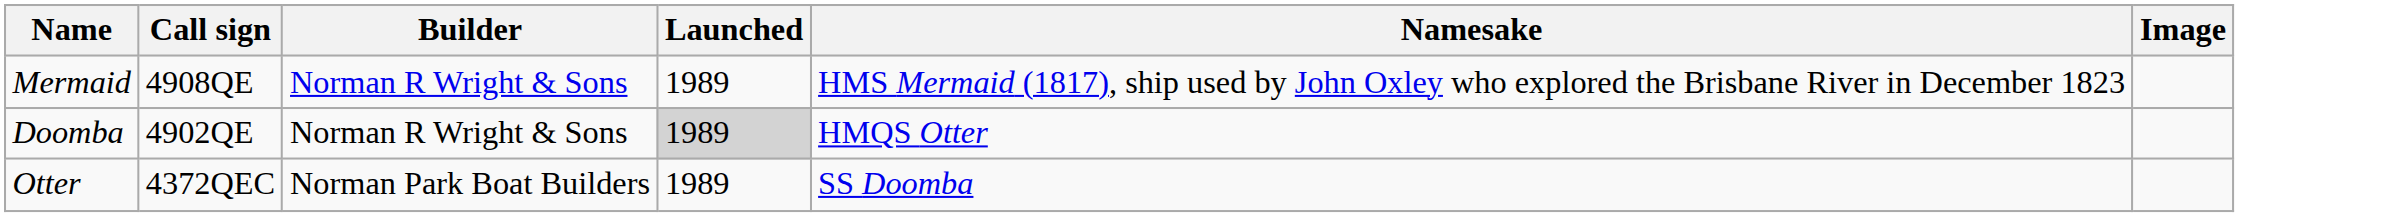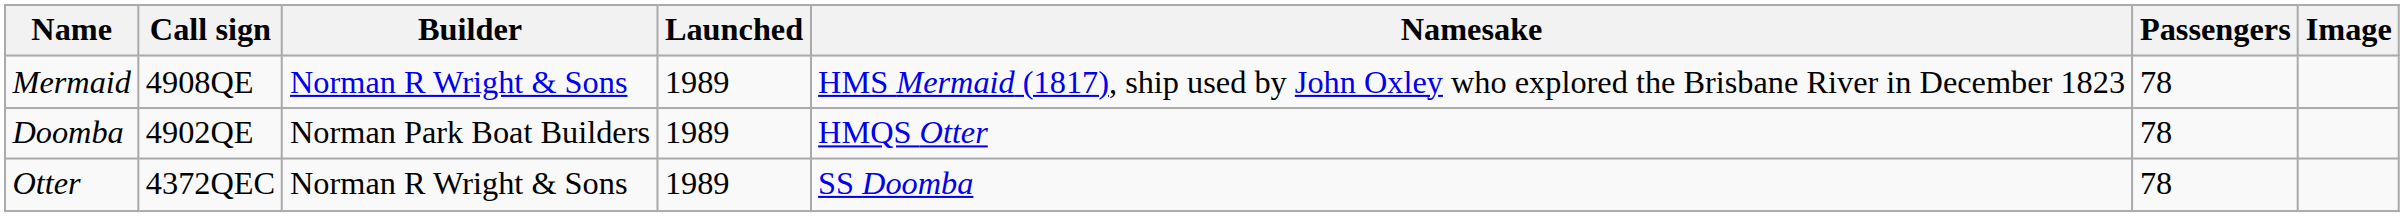+ column: (2215, 30)
(459, 132) Norman R Wright & Sons -> (470, 132) Norman Park Boat Builders
(697, 132) lightgrey background -> (697, 132) no background
(470, 183) Norman Park Boat Builders -> (459, 183) Norman R Wright & Sons
